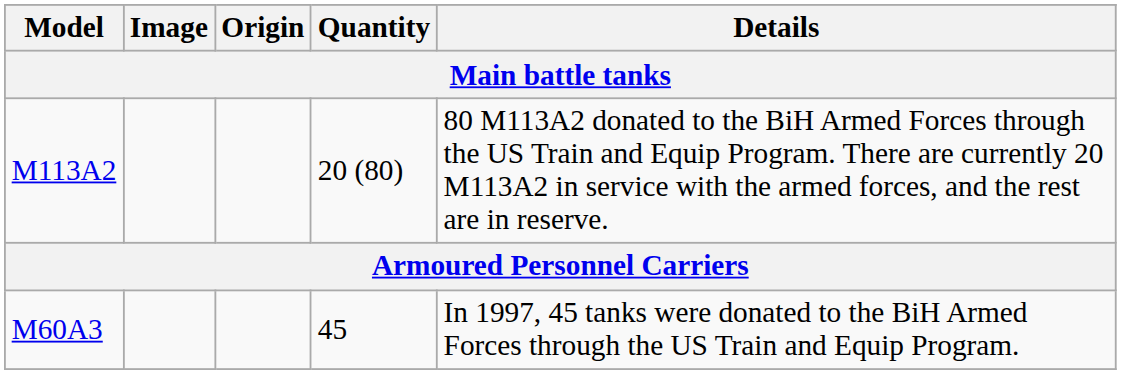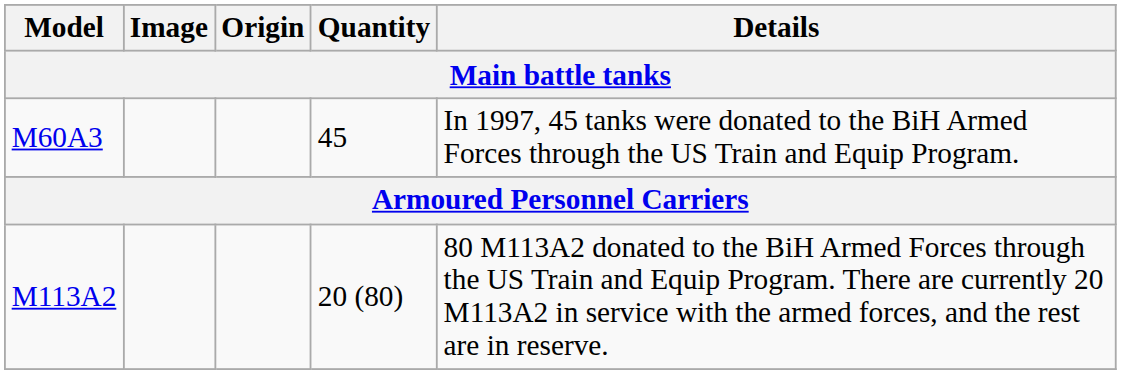rows swapped: (57, 328) <-> (64, 170)
